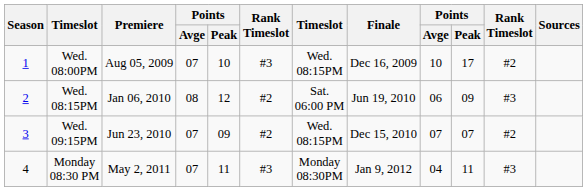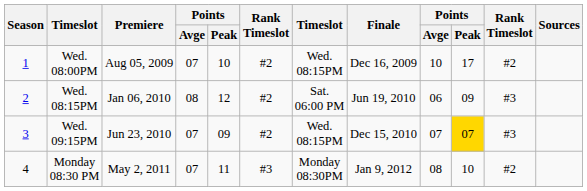(266, 63) #3 -> (266, 63) #2
(468, 134) no background -> (468, 134) gold background
(510, 134) #2 -> (510, 134) #3
(436, 169) 04 -> (436, 169) 08
(468, 169) 11 -> (468, 169) 10
(510, 169) #3 -> (510, 169) #2
